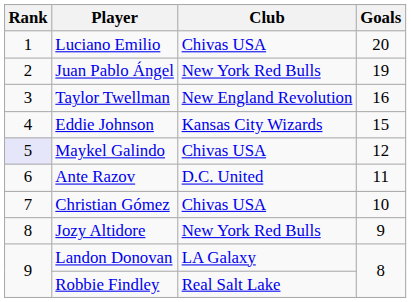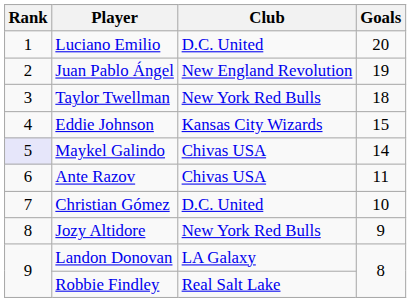(224, 44) Chivas USA -> (222, 44) D.C. United
(251, 71) New York Red Bulls -> (267, 71) New England Revolution
(267, 97) New England Revolution -> (251, 97) New York Red Bulls
(381, 97) 16 -> (381, 97) 18
(381, 151) 12 -> (381, 151) 14
(222, 177) D.C. United -> (224, 177) Chivas USA
(224, 204) Chivas USA -> (222, 204) D.C. United
